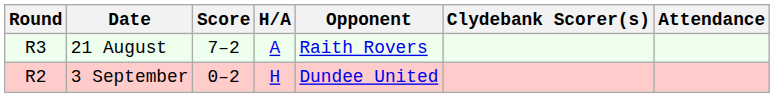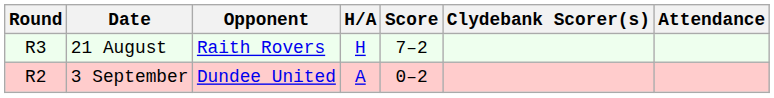columns swapped: (369, 19) <-> (224, 19)
(275, 48) A -> (360, 48) H
(275, 77) H -> (360, 77) A
